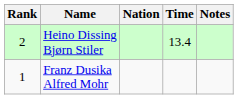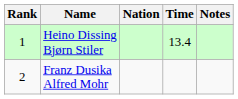(22, 42) 2 -> (22, 42) 1
(22, 76) 1 -> (22, 76) 2
